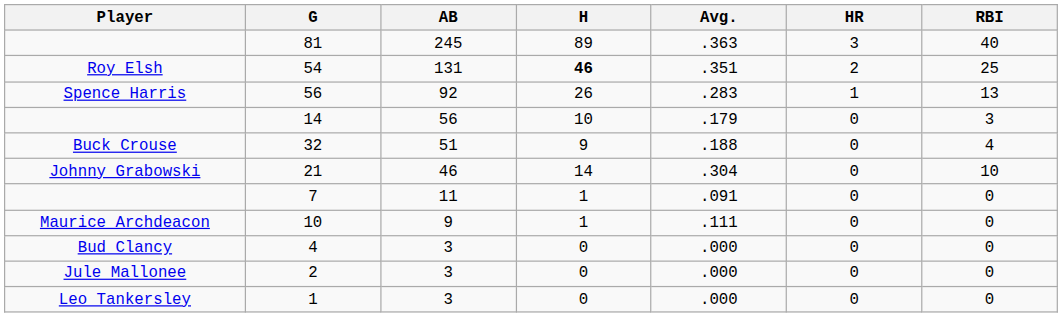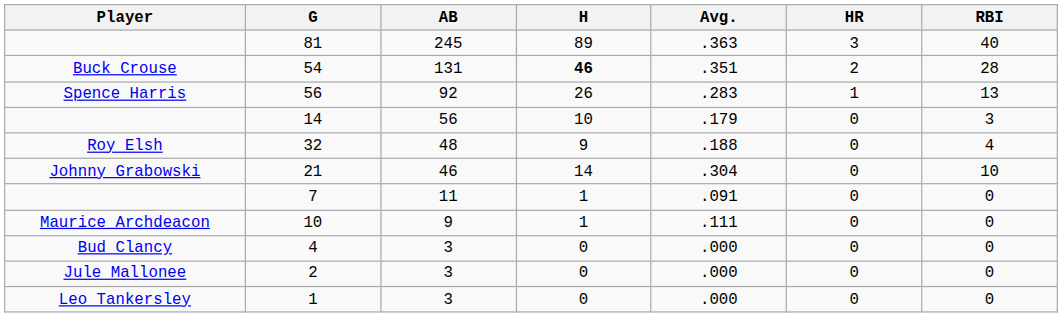(125, 69) Roy Elsh -> (125, 69) Buck Crouse
(990, 69) 25 -> (990, 69) 28
(125, 146) Buck Crouse -> (125, 146) Roy Elsh
(448, 146) 51 -> (448, 146) 48
